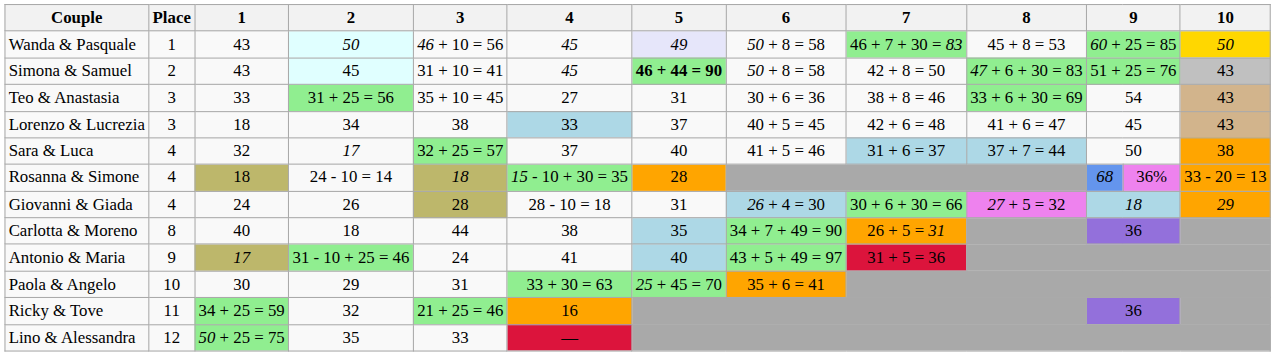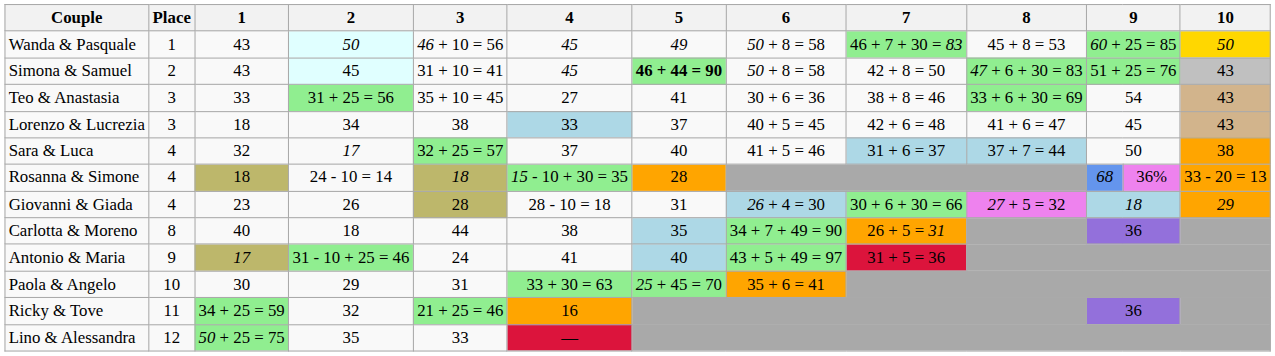(679, 44) lavender background -> (679, 44) no background
(679, 97) 31 -> (679, 97) 41
(242, 204) 24 -> (242, 204) 23
